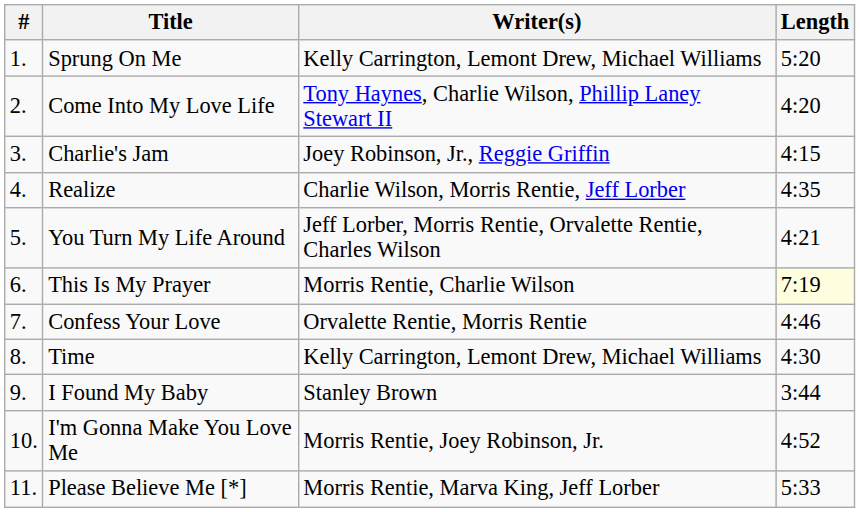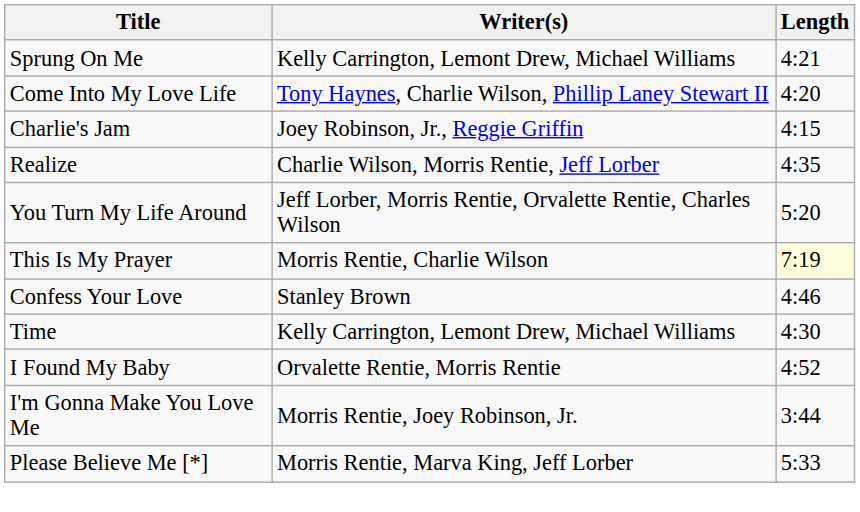- column: (24, 22)
(801, 57) 5:20 -> (801, 57) 4:21
(801, 237) 4:21 -> (801, 212) 5:20
(445, 321) Orvalette Rentie, Morris Rentie -> (344, 296) Stanley Brown
(370, 392) Stanley Brown -> (419, 367) Orvalette Rentie, Morris Rentie
(801, 392) 3:44 -> (801, 367) 4:52
(801, 440) 4:52 -> (801, 415) 3:44
